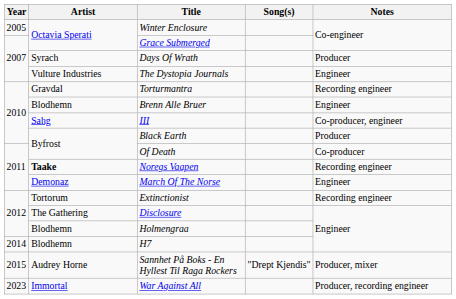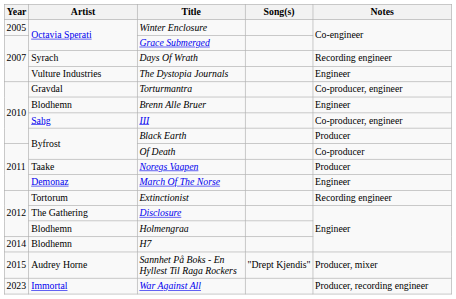(333, 58) Producer -> (353, 58) Recording engineer
(353, 89) Recording engineer -> (359, 89) Co-producer, engineer
(44, 167) bold -> (43, 167) normal
(353, 167) Recording engineer -> (333, 167) Producer
